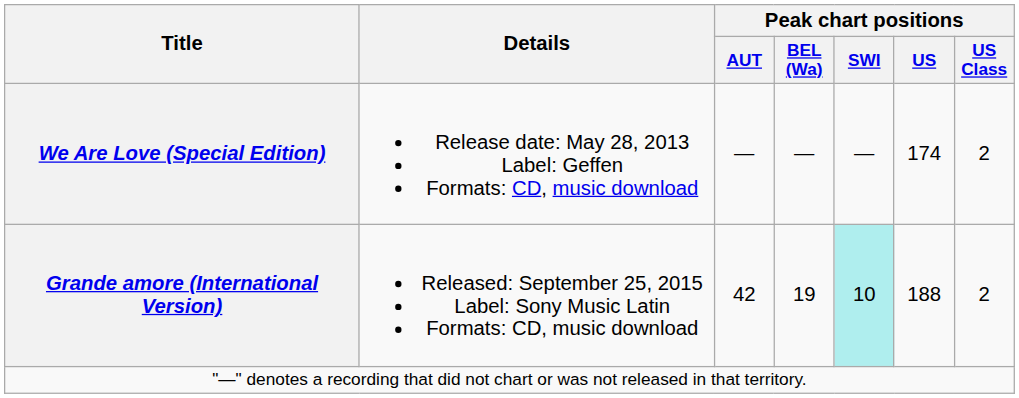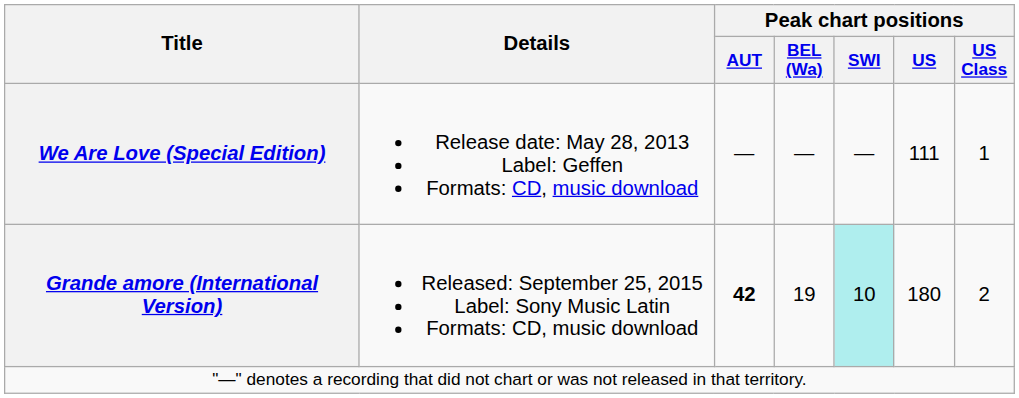(924, 153) 174 -> (924, 153) 111
(984, 153) 2 -> (984, 153) 1
(744, 295) normal -> (744, 295) bold
(924, 295) 188 -> (924, 295) 180
